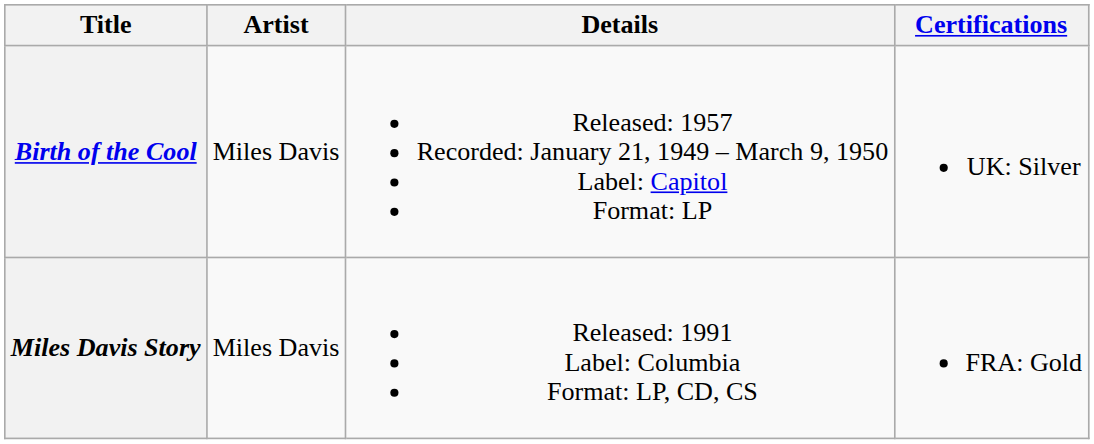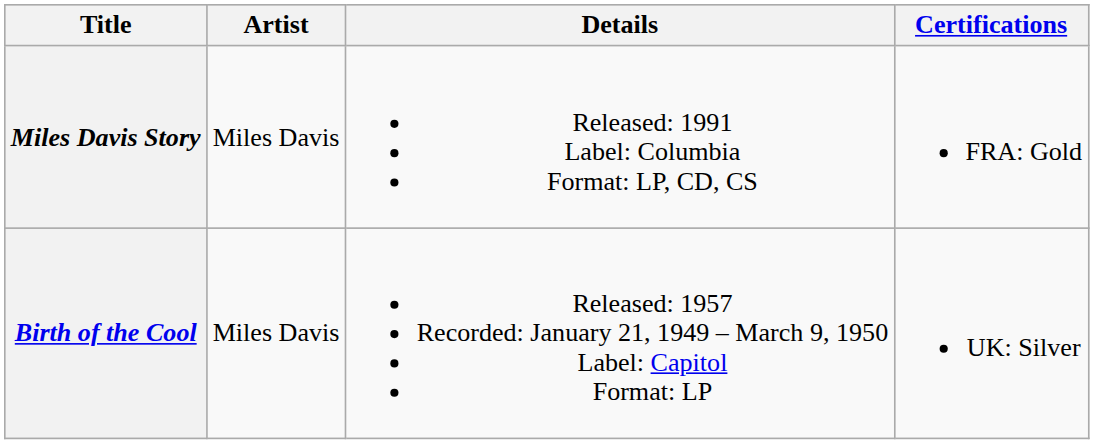rows swapped: (106, 151) <-> (106, 347)
